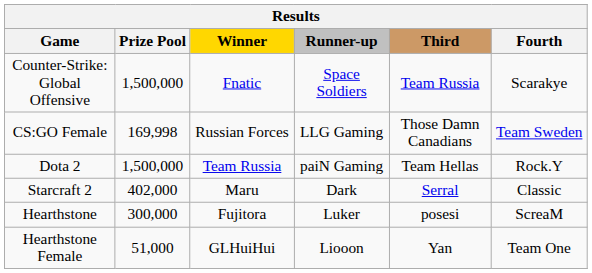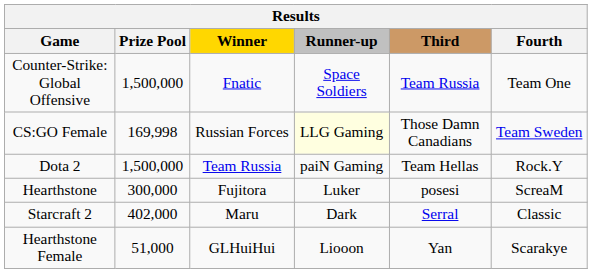(539, 82) Scarakye -> (539, 82) Team One
(342, 132) no background -> (342, 132) lightyellow background
rows swapped: (60, 190) <-> (60, 214)
(539, 247) Team One -> (539, 247) Scarakye
